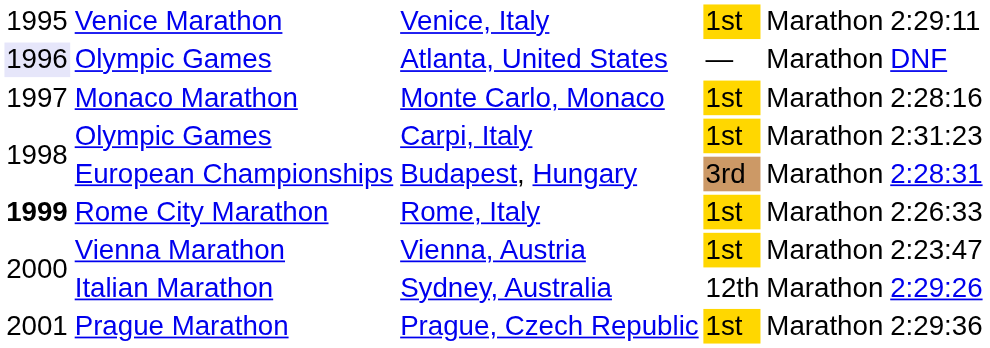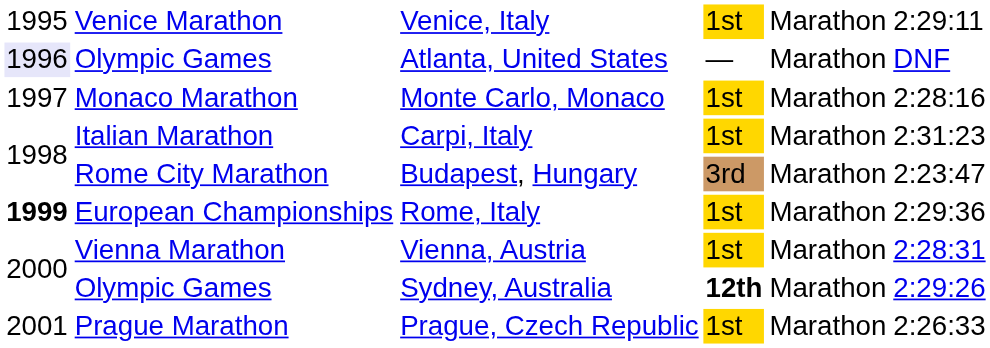(173, 135) Olympic Games -> (174, 135) Italian Marathon
(234, 173) European Championships -> (202, 173) Rome City Marathon
(936, 173) 2:28:31 -> (939, 173) 2:23:47
(202, 211) Rome City Marathon -> (234, 211) European Championships
(936, 211) 2:26:33 -> (939, 211) 2:29:36
(936, 249) 2:23:47 -> (939, 249) 2:28:31
(174, 287) Italian Marathon -> (173, 287) Olympic Games
(733, 287) normal -> (734, 287) bold
(936, 325) 2:29:36 -> (939, 325) 2:26:33
